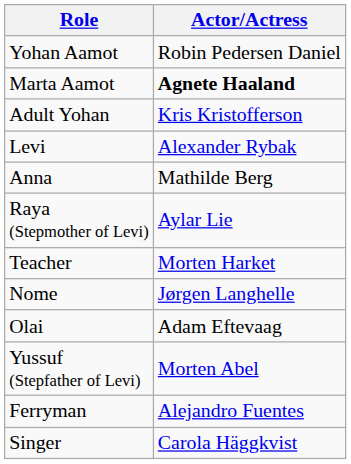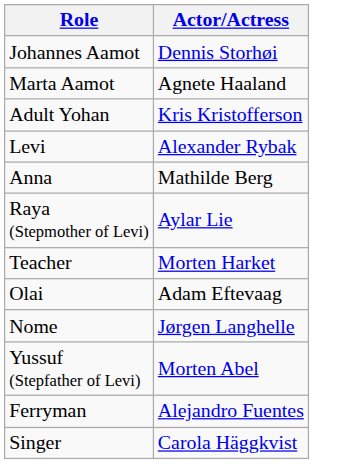- row: (64, 51)
+ row: (74, 51)
(226, 83) bold -> (222, 83) normal
rows swapped: (33, 294) <-> (26, 325)
